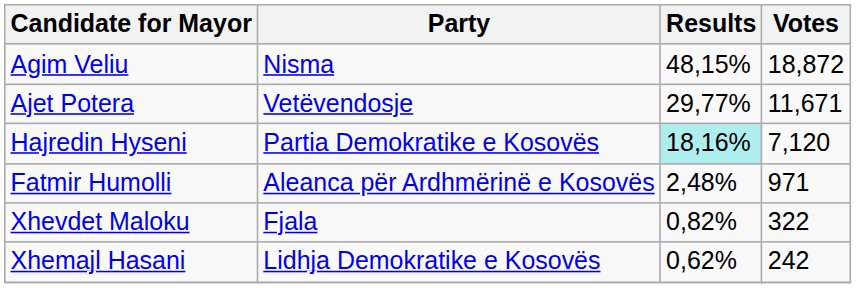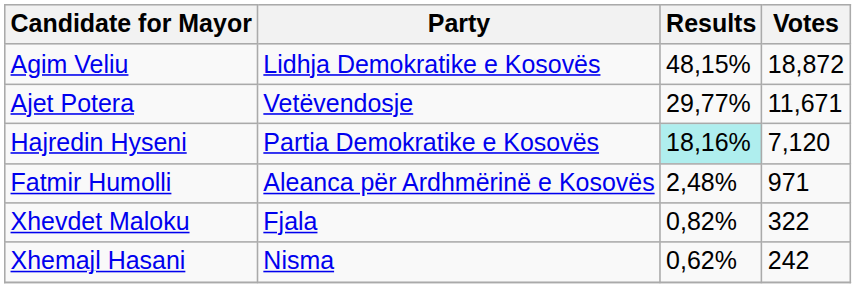(299, 63) Nisma -> (432, 63) Lidhja Demokratike e Kosovës
(432, 261) Lidhja Demokratike e Kosovës -> (299, 261) Nisma
